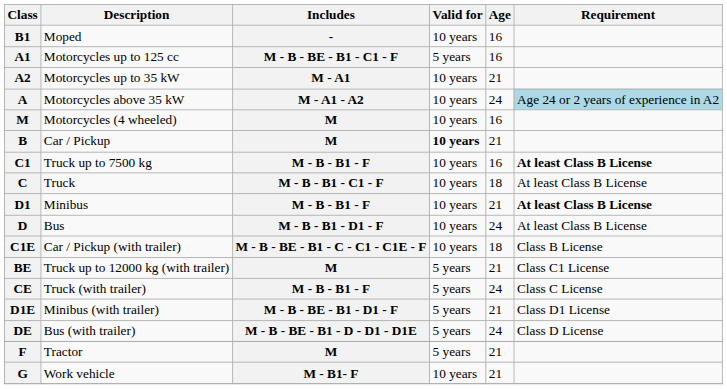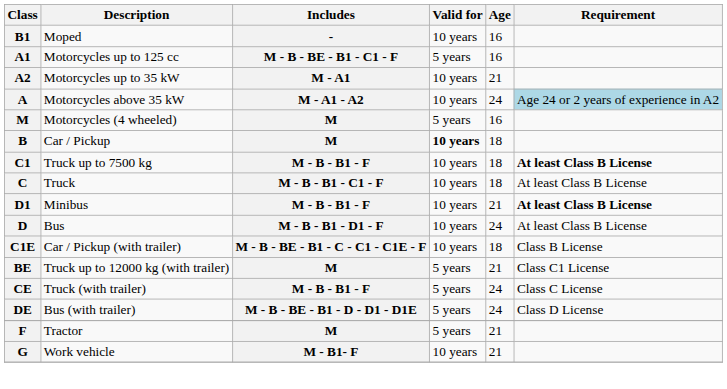(455, 120) 10 years -> (452, 120) 5 years
(495, 141) 21 -> (495, 141) 18
(495, 162) 16 -> (495, 162) 18
- row: (101, 309)
